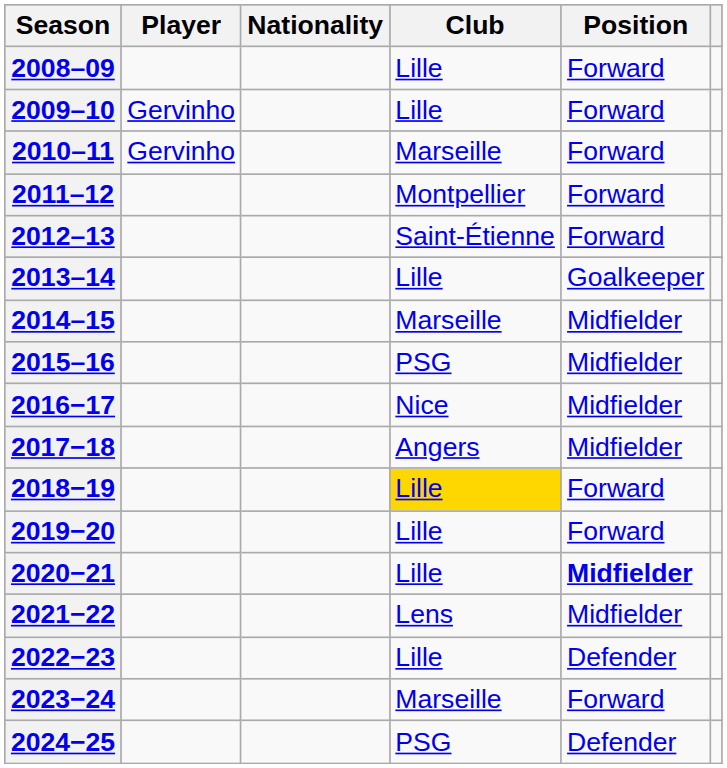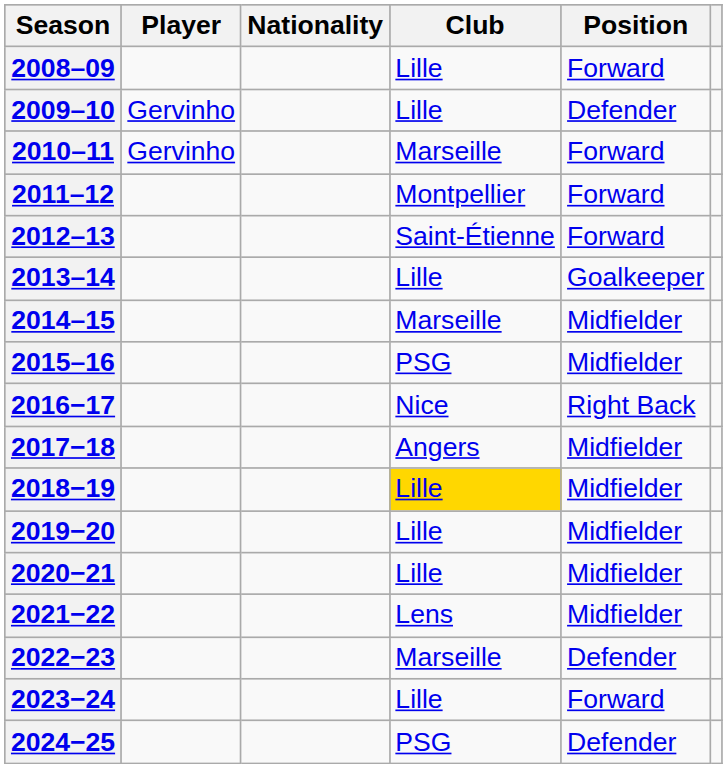(616, 109) Forward -> (622, 109) Defender
(625, 404) Midfielder -> (631, 404) Right Back
(616, 488) Forward -> (625, 488) Midfielder
(616, 531) Forward -> (625, 531) Midfielder
(630, 573) bold -> (625, 573) normal
(419, 657) Lille -> (449, 657) Marseille
(449, 699) Marseille -> (419, 699) Lille
